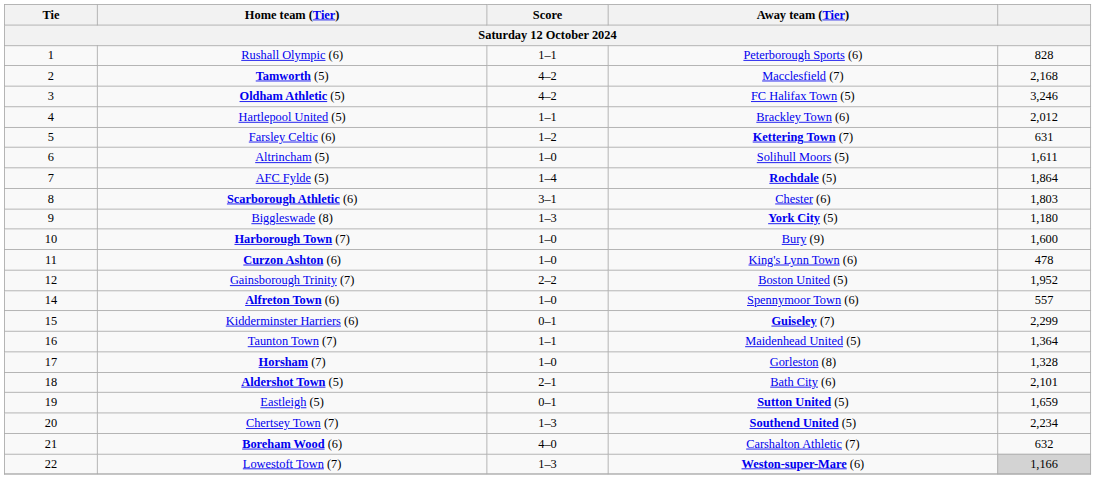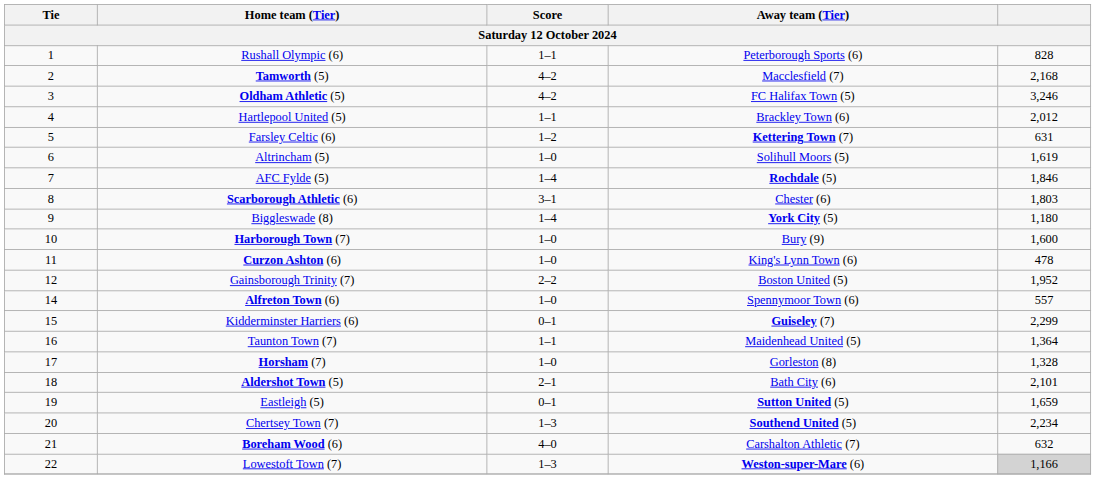(1044, 158) 1,611 -> (1044, 158) 1,619
(1044, 178) 1,864 -> (1044, 178) 1,846
(548, 219) 1–3 -> (548, 219) 1–4
